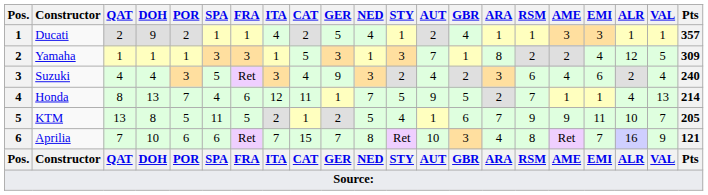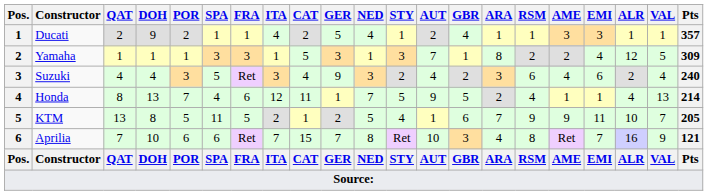(532, 96) 7 -> (532, 96) 4
